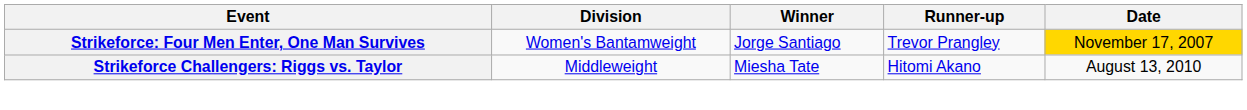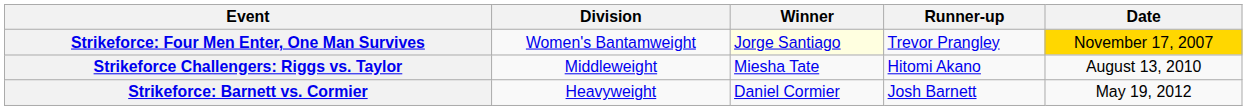(787, 42) no background -> (787, 42) lightyellow background
+ row: (248, 92)
